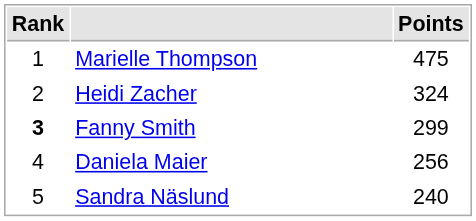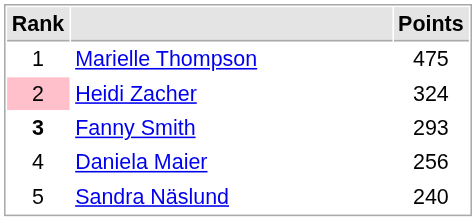(38, 94) no background -> (38, 94) pink background
(431, 128) 299 -> (431, 128) 293
